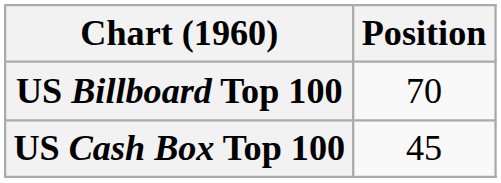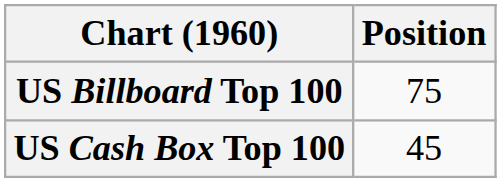(424, 90) 70 -> (424, 90) 75
